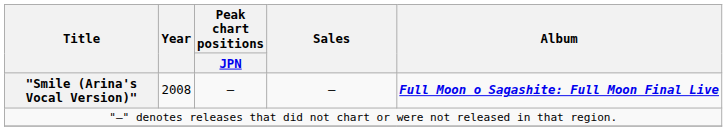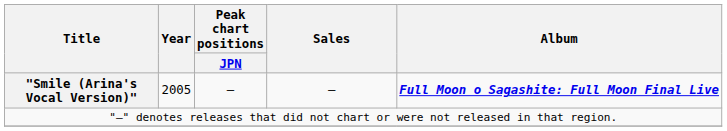(176, 90) 2008 -> (176, 90) 2005
